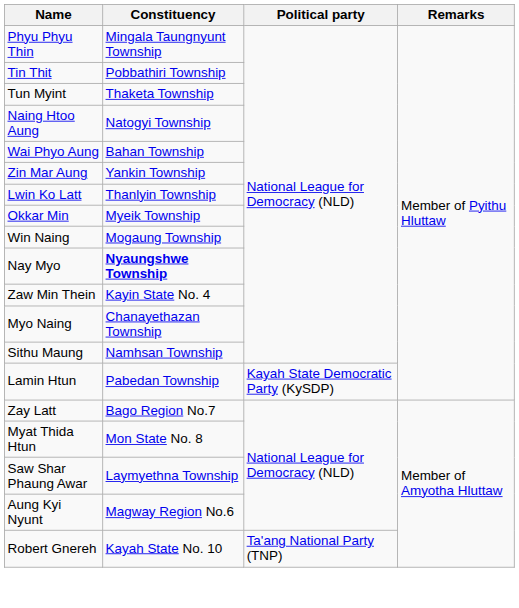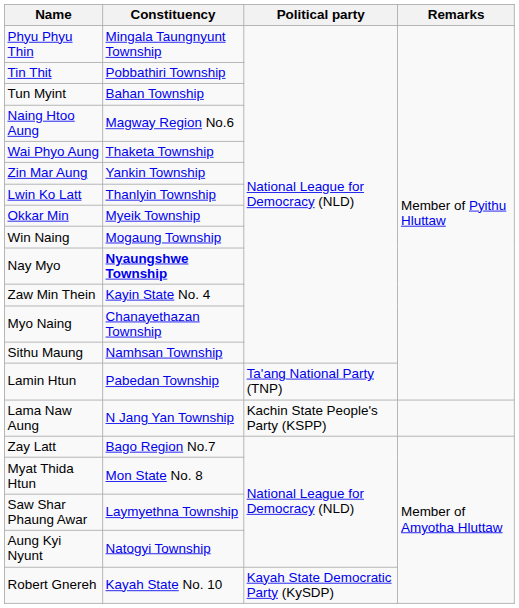(160, 94) Thaketa Township -> (155, 94) Bahan Township
(158, 123) Natogyi Township -> (170, 123) Magway Region No.6
(155, 151) Bahan Township -> (160, 151) Thaketa Township
(319, 381) Kayah State Democratic Party (KySDP) -> (310, 381) Ta'ang National Party (TNP)
+ row: (40, 418)
(170, 512) Magway Region No.6 -> (158, 548) Natogyi Township
(310, 548) Ta'ang National Party (TNP) -> (319, 585) Kayah State Democratic Party (KySDP)
